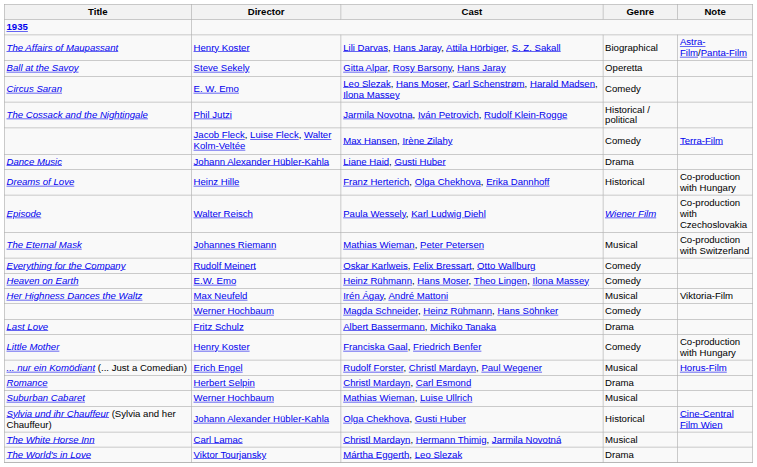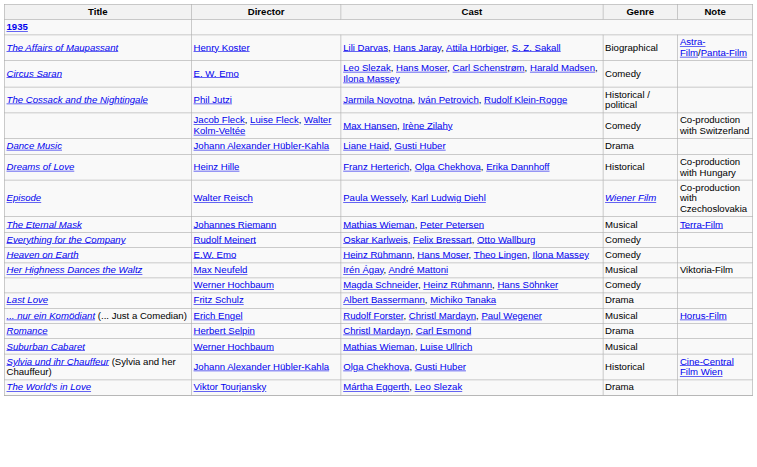- row: (43, 68)
(701, 141) Terra-Film -> (715, 126) Co-production with Switzerland
(715, 245) Co-production with Switzerland -> (701, 224) Terra-Film
- row: (33, 347)
- row: (51, 439)
